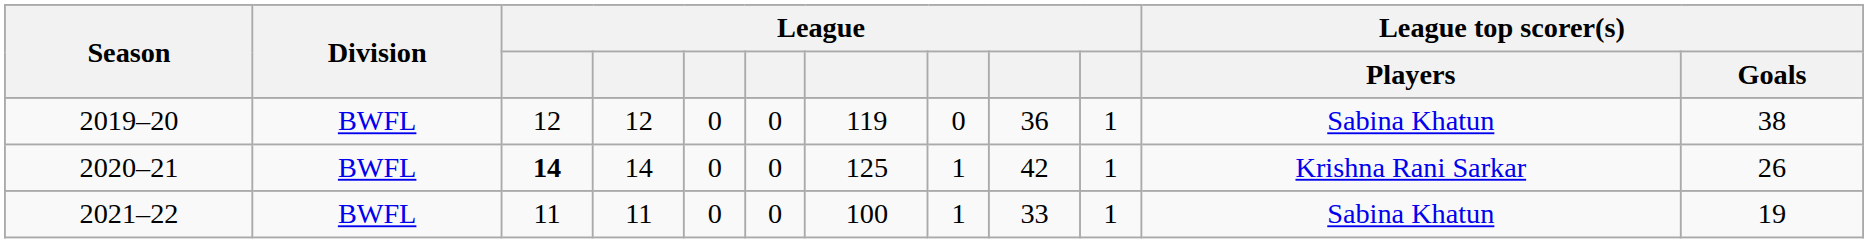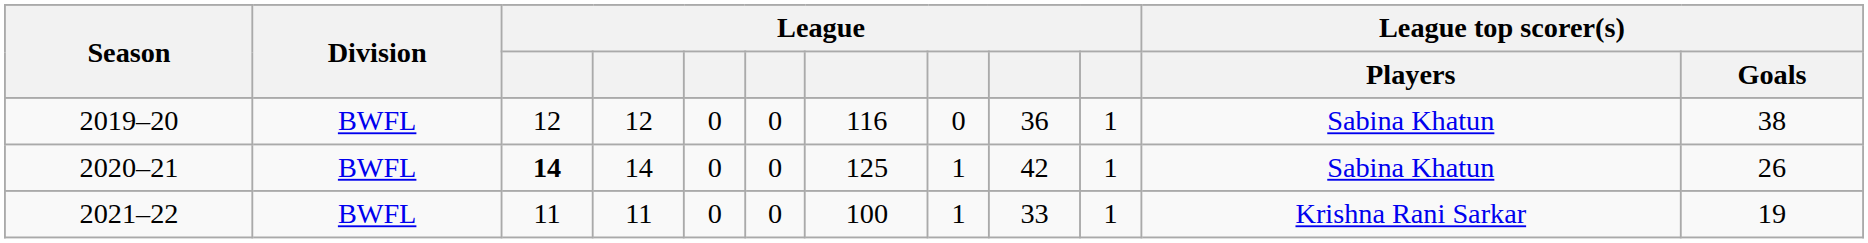(867, 121) 119 -> (867, 121) 116
(1411, 167) Krishna Rani Sarkar -> (1411, 167) Sabina Khatun
(1411, 214) Sabina Khatun -> (1411, 214) Krishna Rani Sarkar
